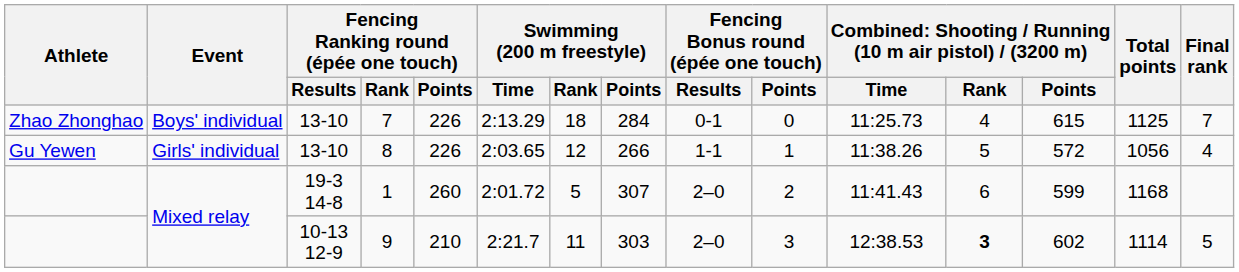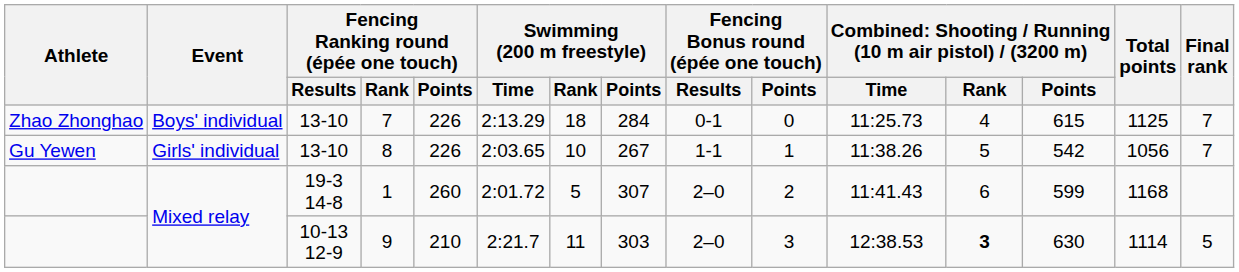(576, 151) 12 -> (576, 151) 10
(634, 151) 266 -> (634, 151) 267
(1069, 151) 572 -> (1069, 151) 542
(1207, 151) 4 -> (1207, 151) 7
(1069, 242) 602 -> (1069, 242) 630
